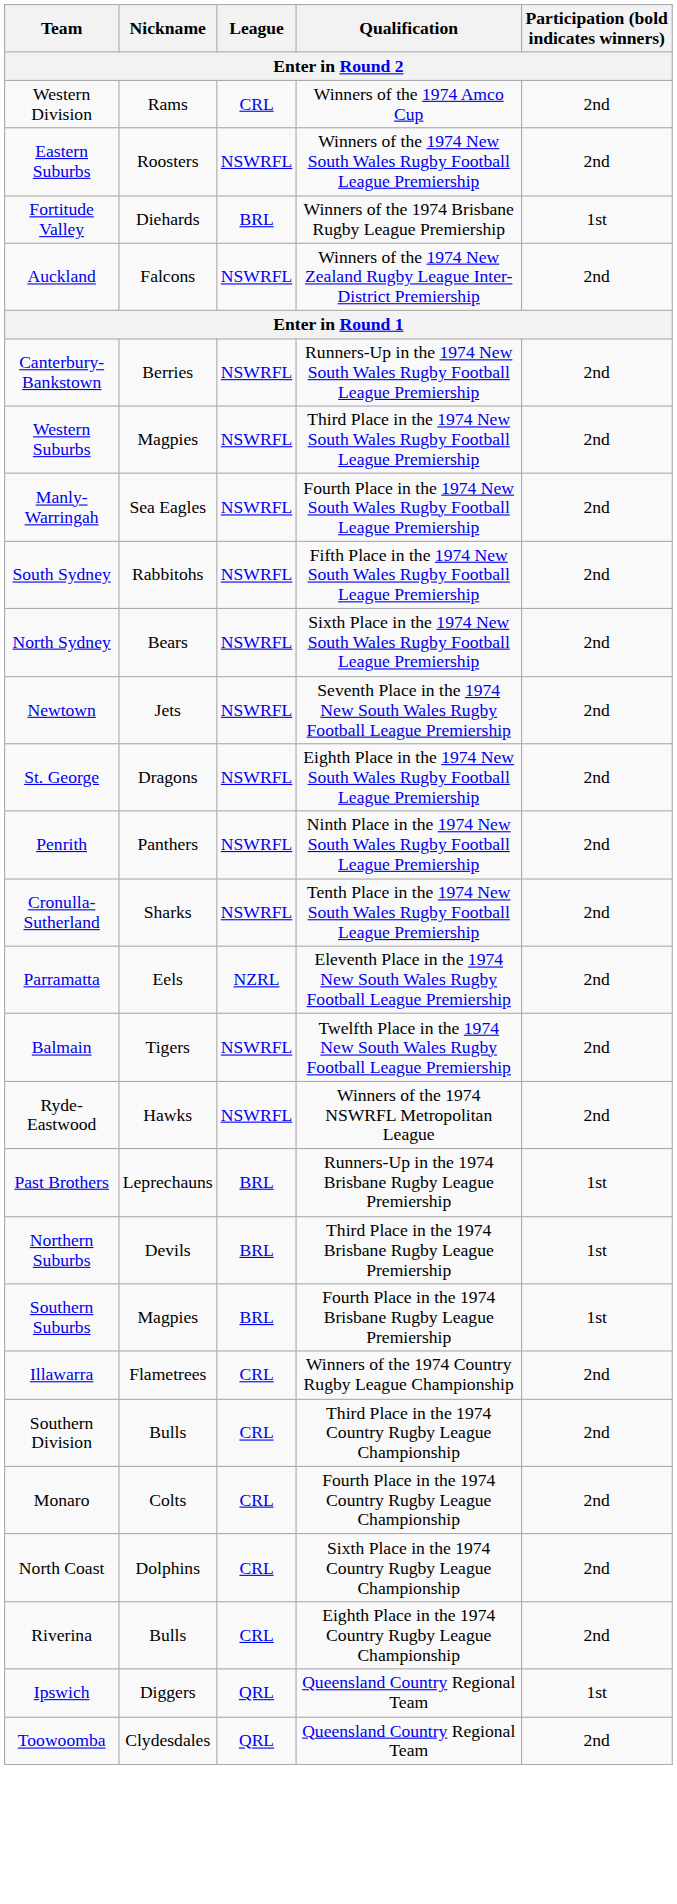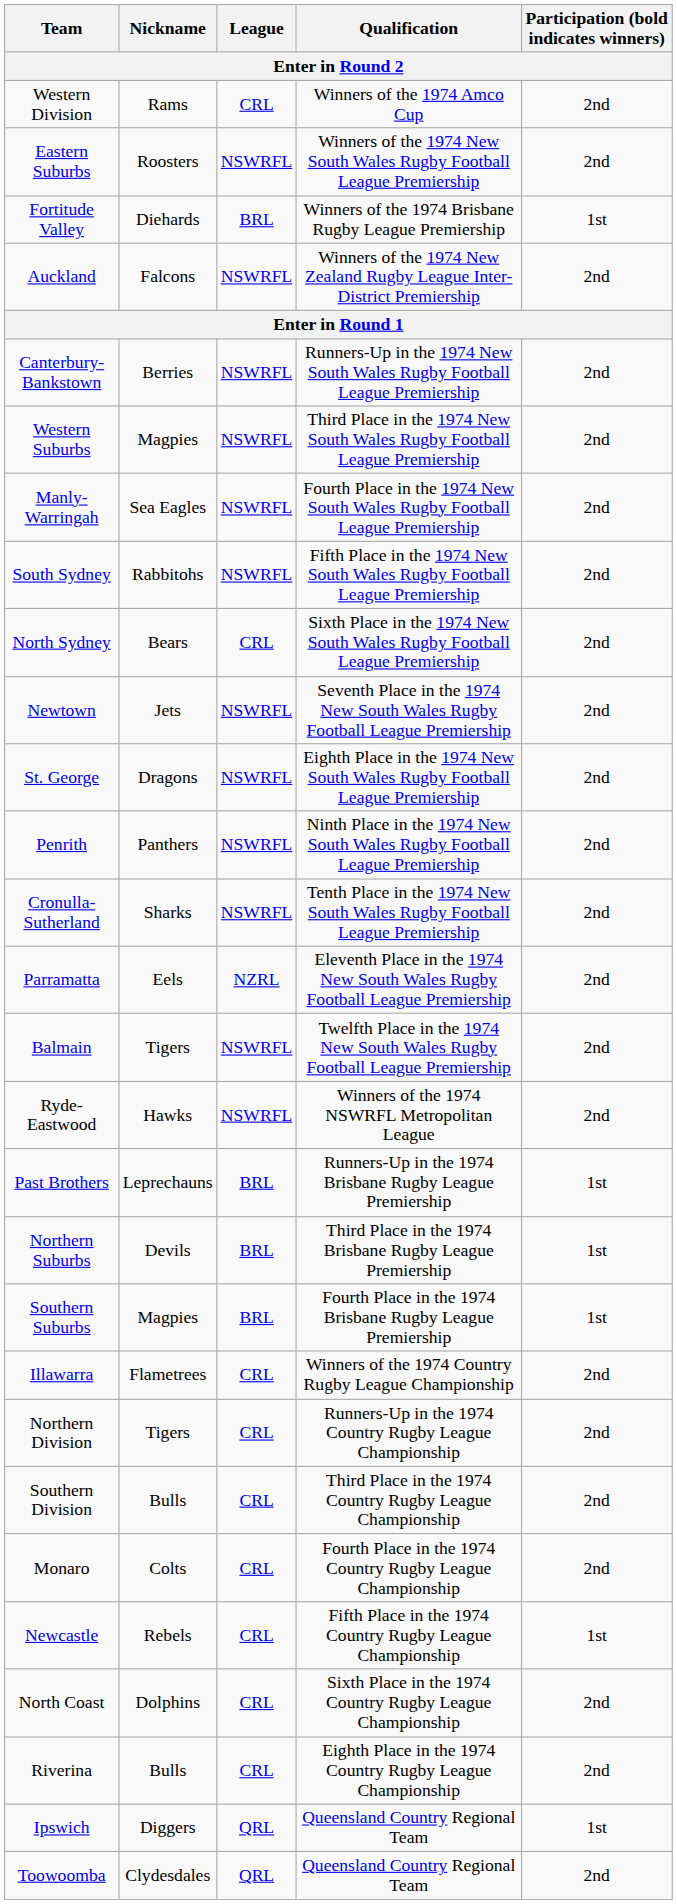(257, 642) NSWRFL -> (257, 642) CRL
+ row: (62, 1432)
+ row: (62, 1635)
